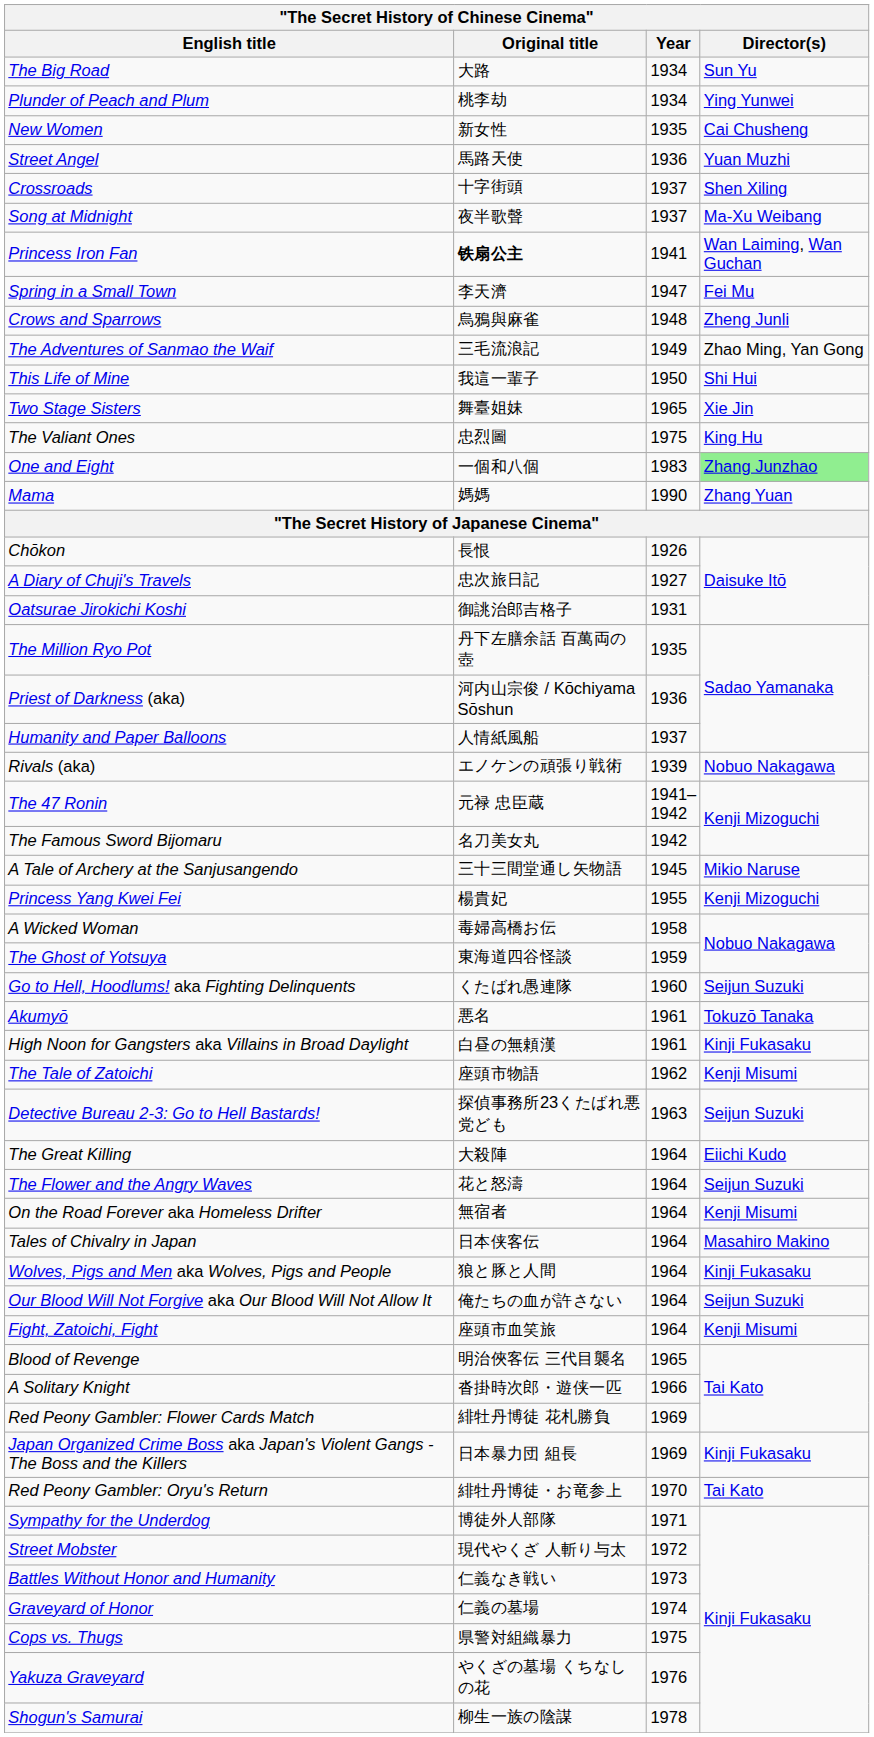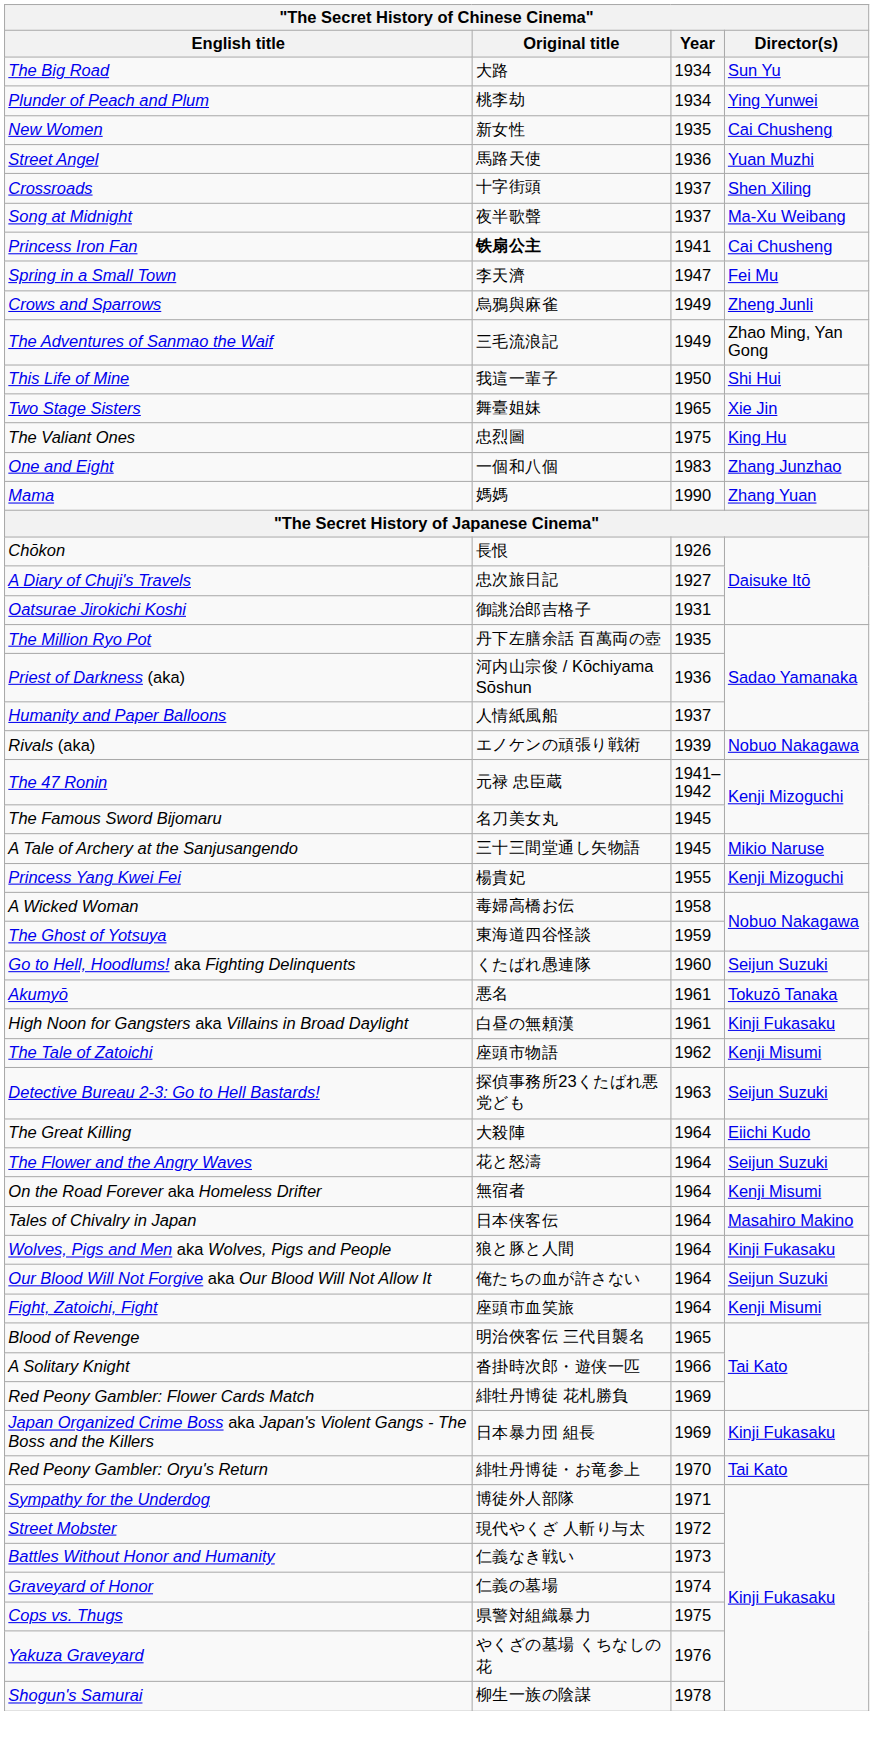(773, 254) Wan Laiming, Wan Guchan -> (780, 246) Cai Chusheng
(669, 320) 1948 -> (693, 305) 1949
(761, 466) lightgreen background -> (785, 466) no background
(669, 840) 1942 -> (693, 819) 1945
